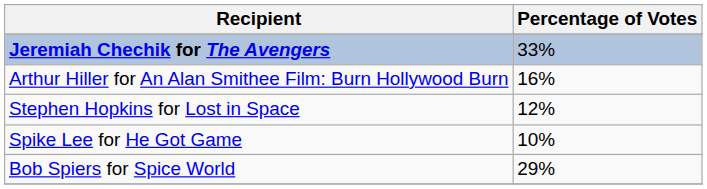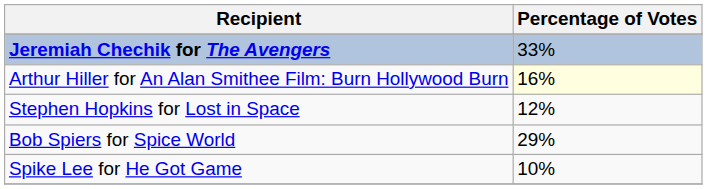(536, 79) no background -> (536, 79) lightyellow background
rows swapped: (125, 139) <-> (122, 169)
